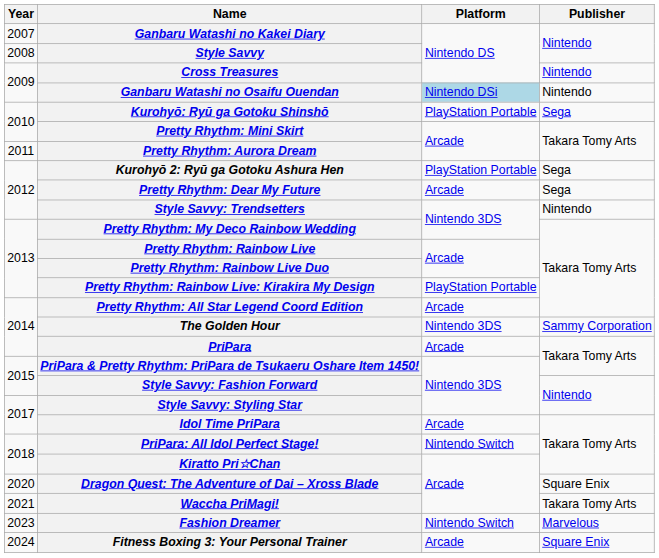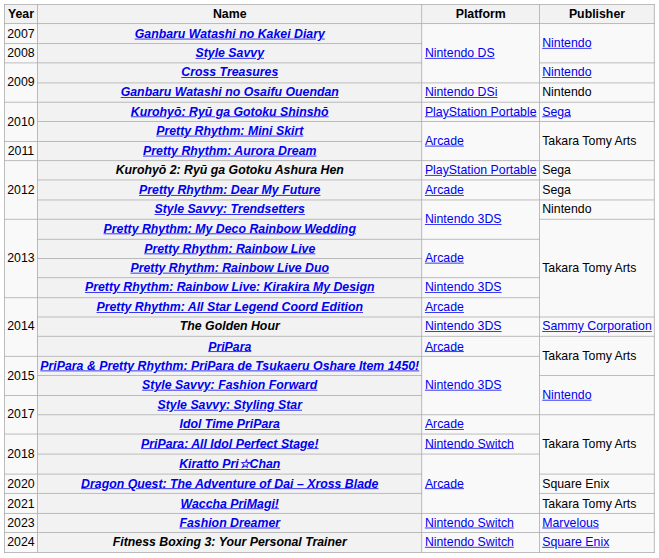(461, 92) lightblue background -> (461, 92) no background
(481, 287) PlayStation Portable -> (463, 287) Nintendo 3DS
(444, 542) Arcade -> (469, 542) Nintendo Switch
